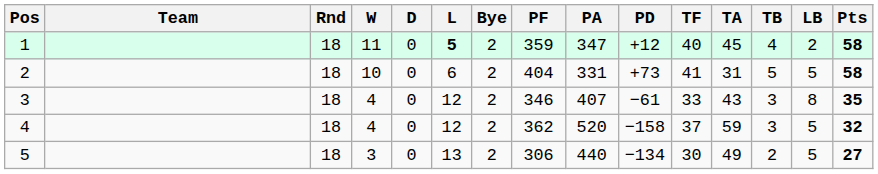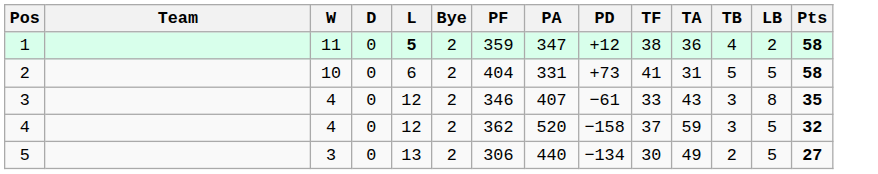- column: (331, 18)
(692, 46) 40 -> (651, 46) 38
(732, 46) 45 -> (692, 46) 36
